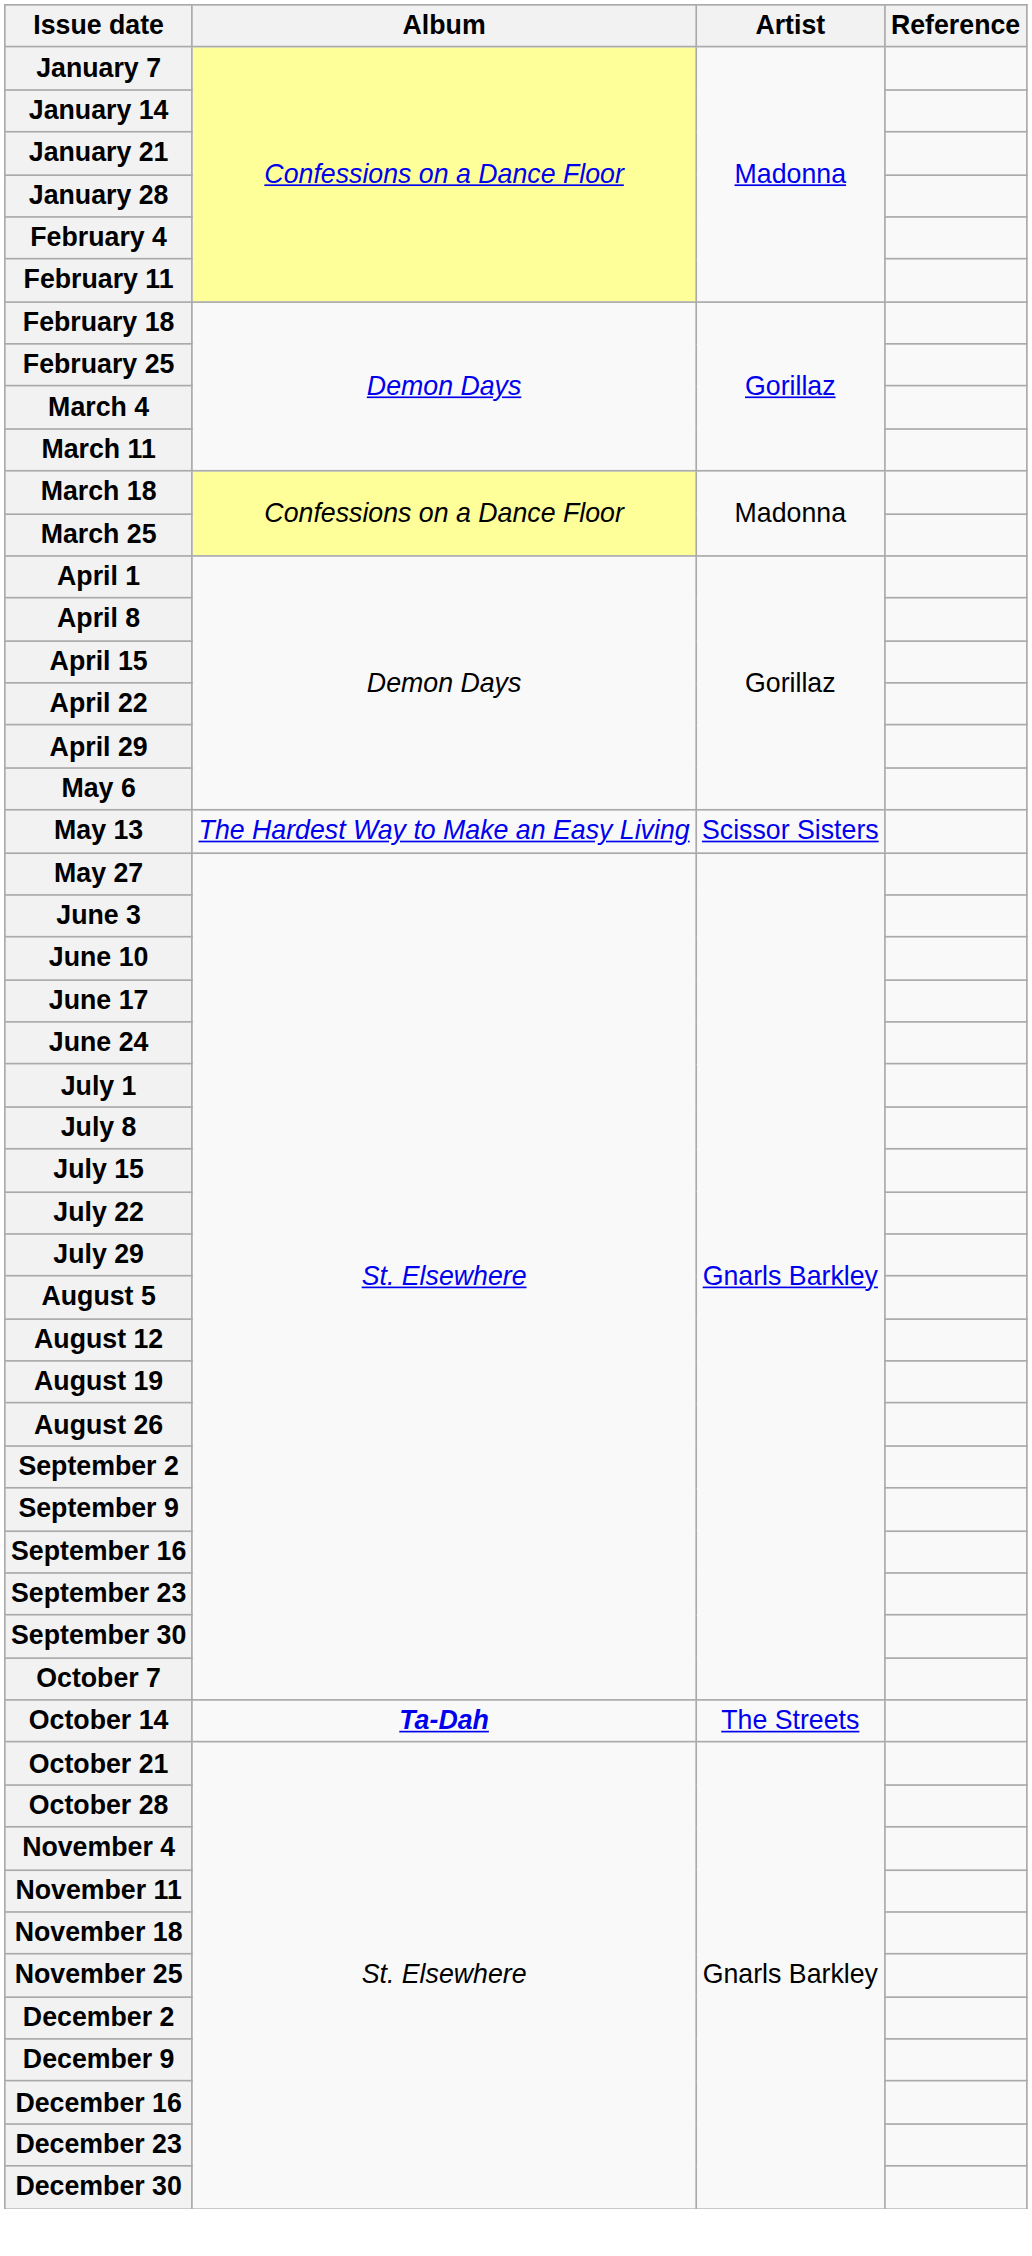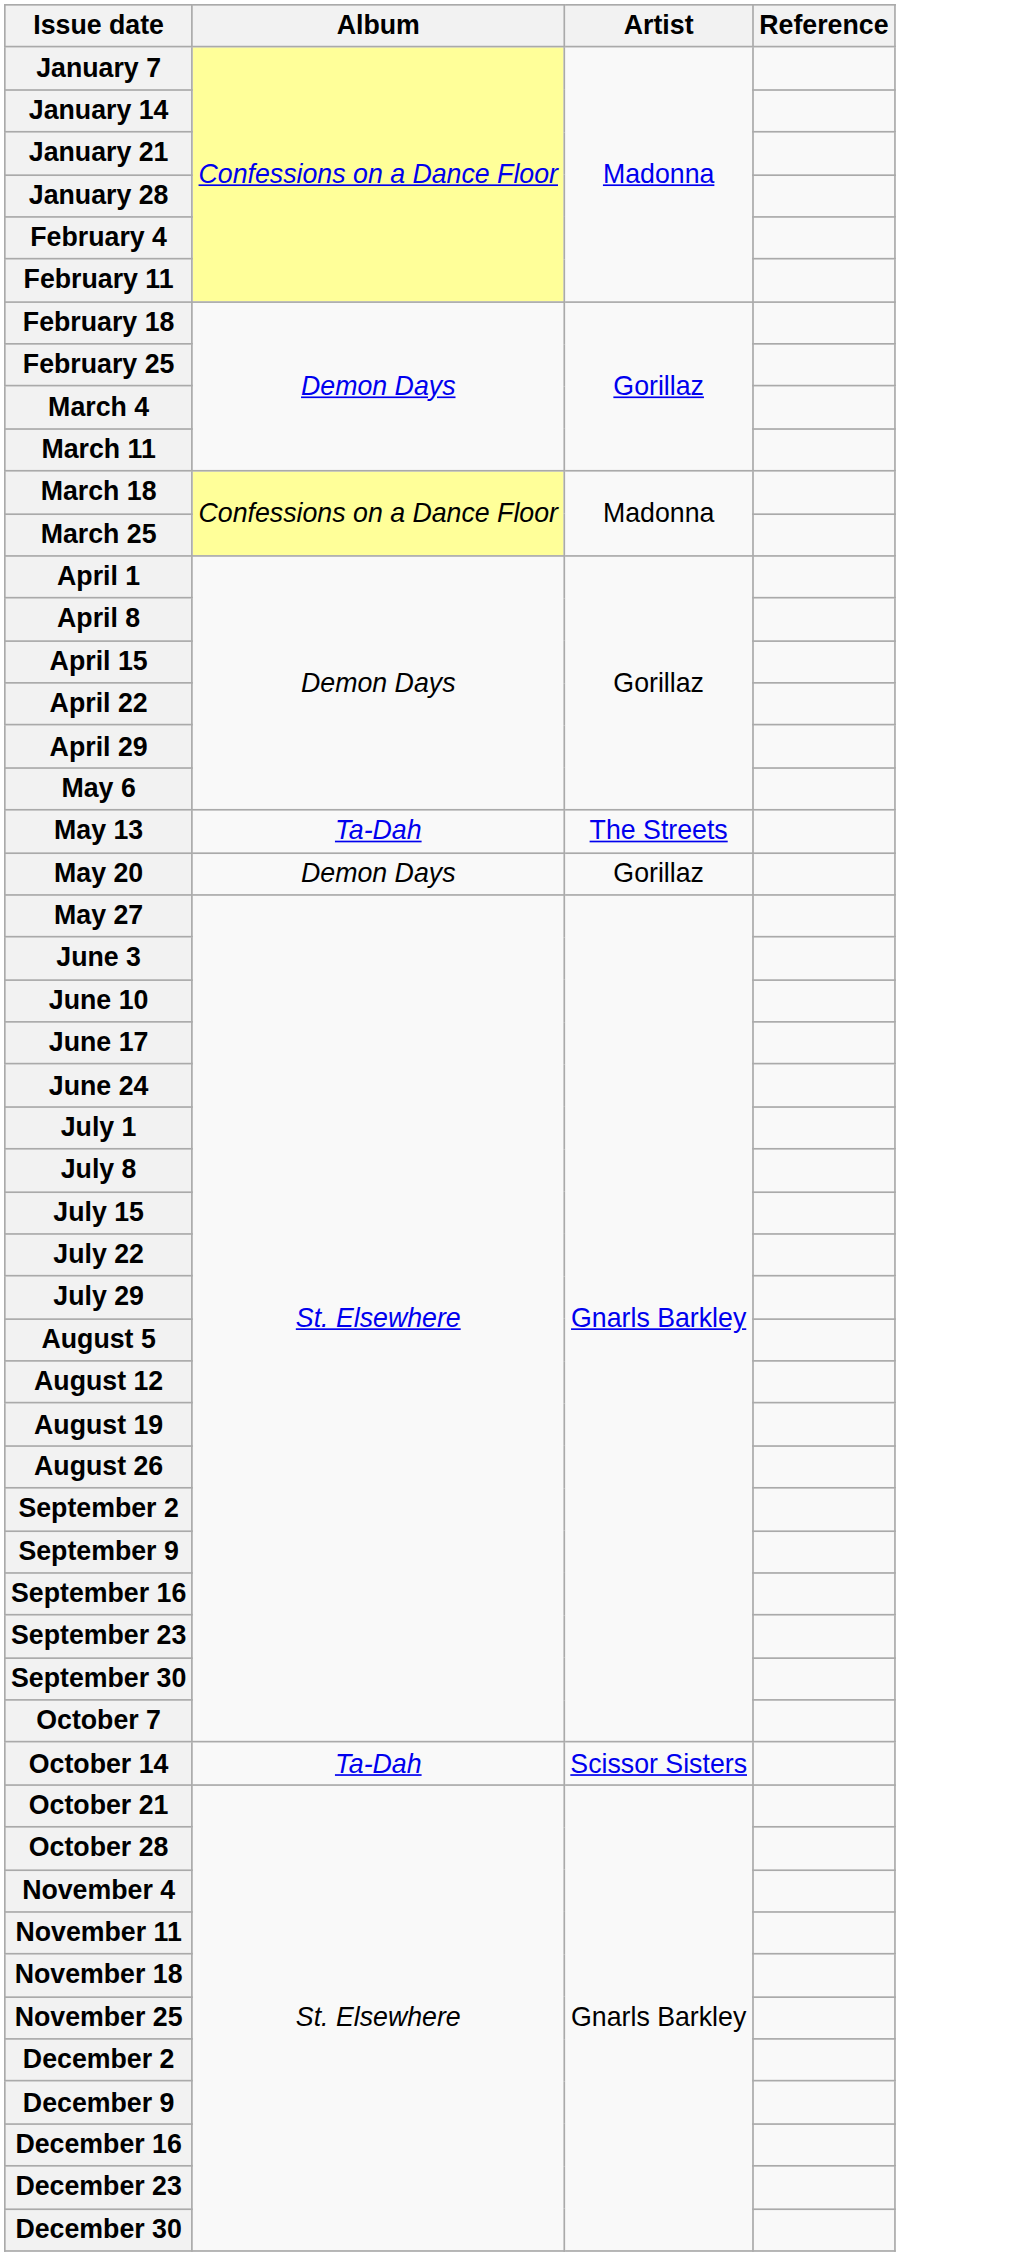(444, 830) The Hardest Way to Make an Easy Living -> (378, 830) Ta-Dah
(790, 830) Scissor Sisters -> (659, 830) The Streets
+ row: (99, 873)
(444, 1720) bold -> (378, 1763) normal
(790, 1720) The Streets -> (659, 1763) Scissor Sisters
